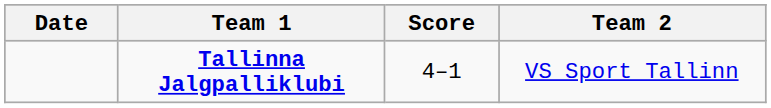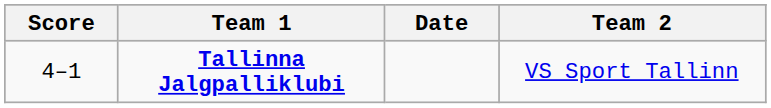columns swapped: (61, 23) <-> (442, 23)
